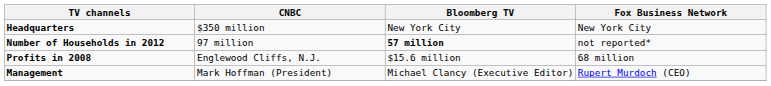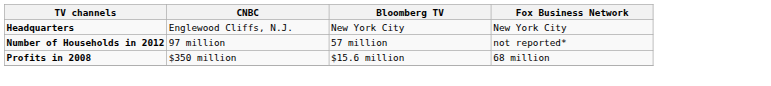(231, 27) $350 million -> (231, 27) Englewood Cliffs, N.J.
(416, 42) bold -> (359, 42) normal
(259, 58) Englewood Cliffs, N.J. -> (203, 58) $350 million
- row: (35, 73)
